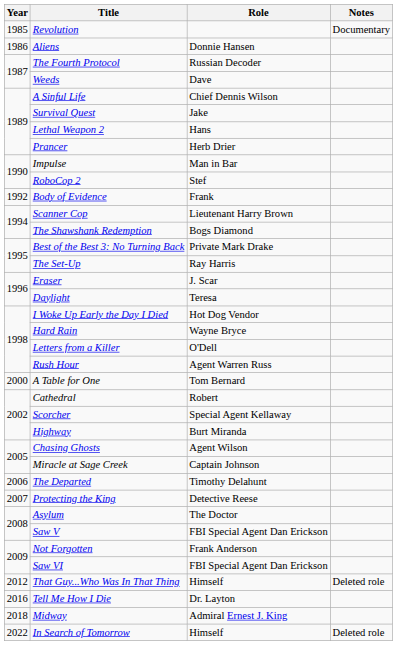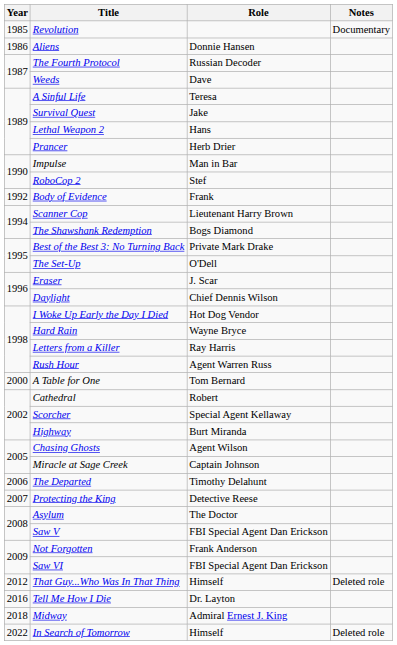(234, 96) Chief Dennis Wilson -> (203, 96) Teresa
(212, 264) Ray Harris -> (203, 264) O'Dell
(203, 297) Teresa -> (234, 297) Chief Dennis Wilson
(203, 347) O'Dell -> (212, 347) Ray Harris
